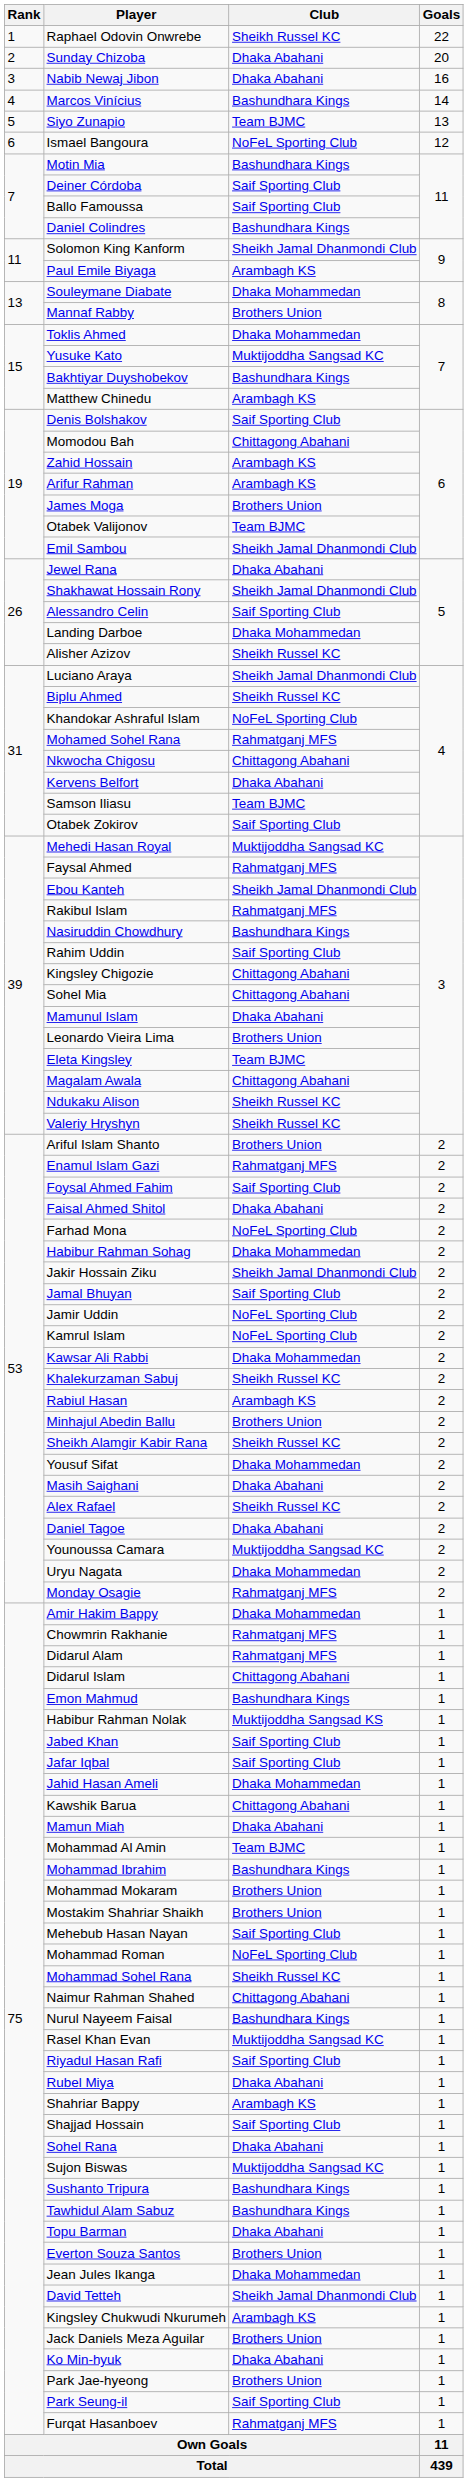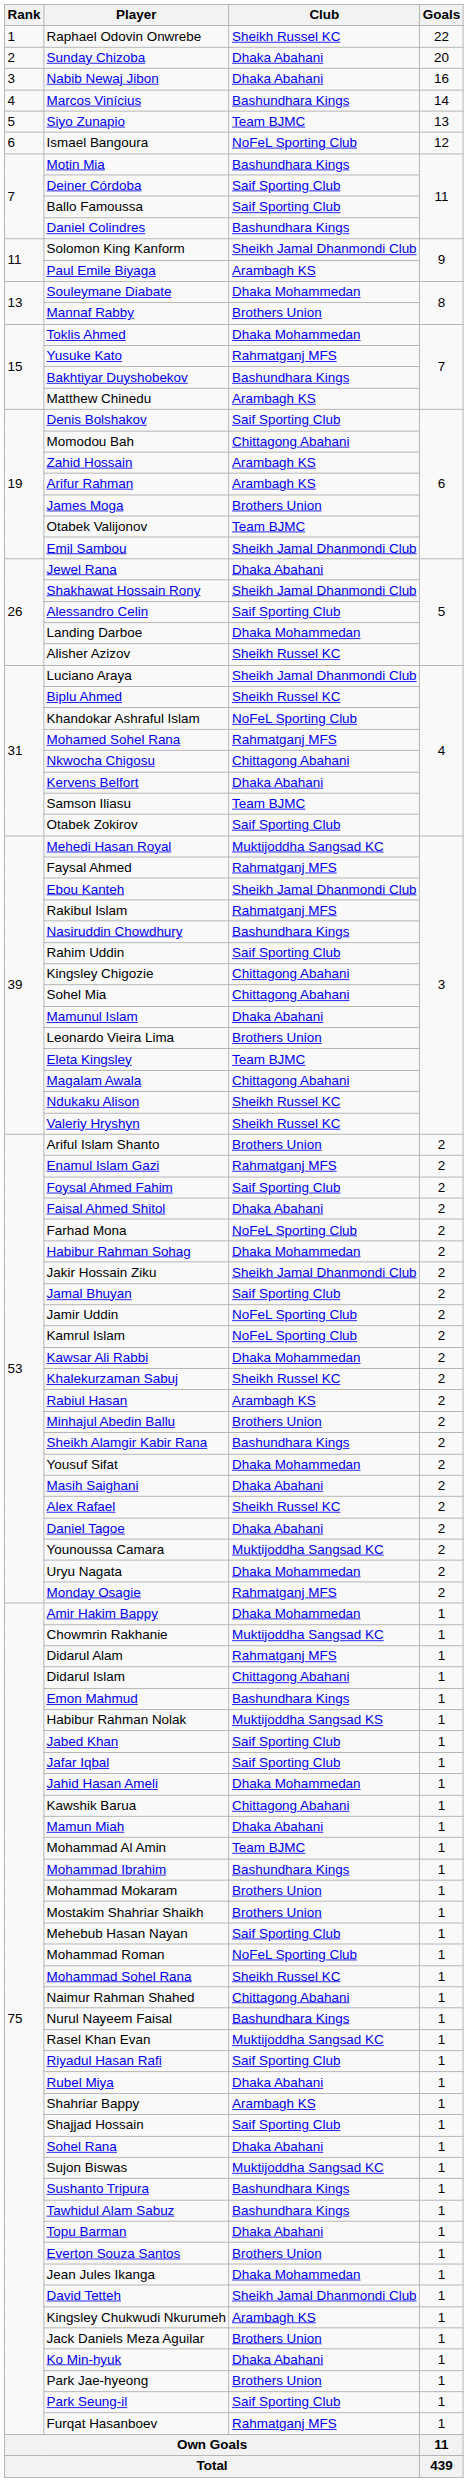(308, 356) Muktijoddha Sangsad KC -> (284, 356) Rahmatganj MFS
(286, 1443) Sheikh Russel KC -> (291, 1443) Bashundhara Kings
(284, 1635) Rahmatganj MFS -> (308, 1635) Muktijoddha Sangsad KC
